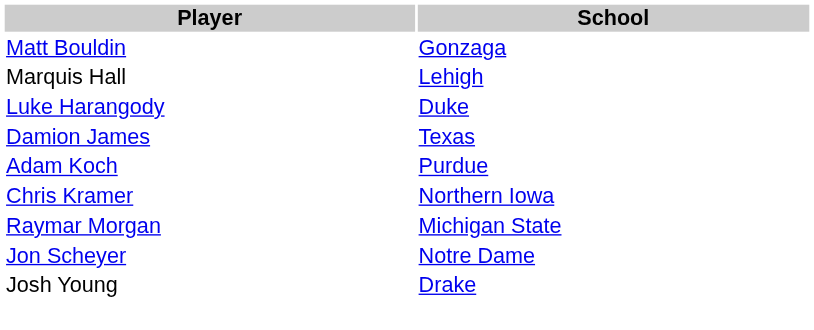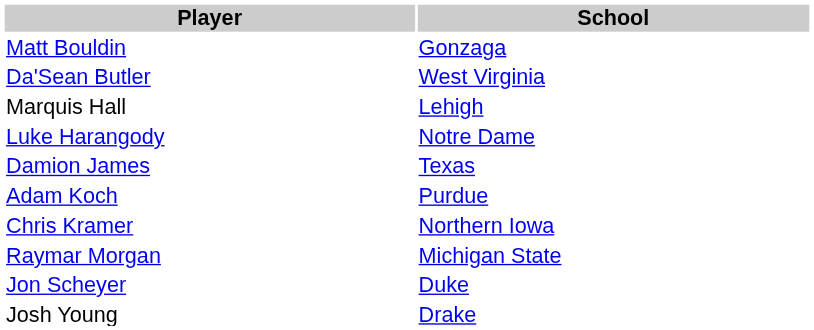+ row: (78, 77)
(444, 107) Duke -> (477, 136) Notre Dame
(477, 255) Notre Dame -> (444, 285) Duke
